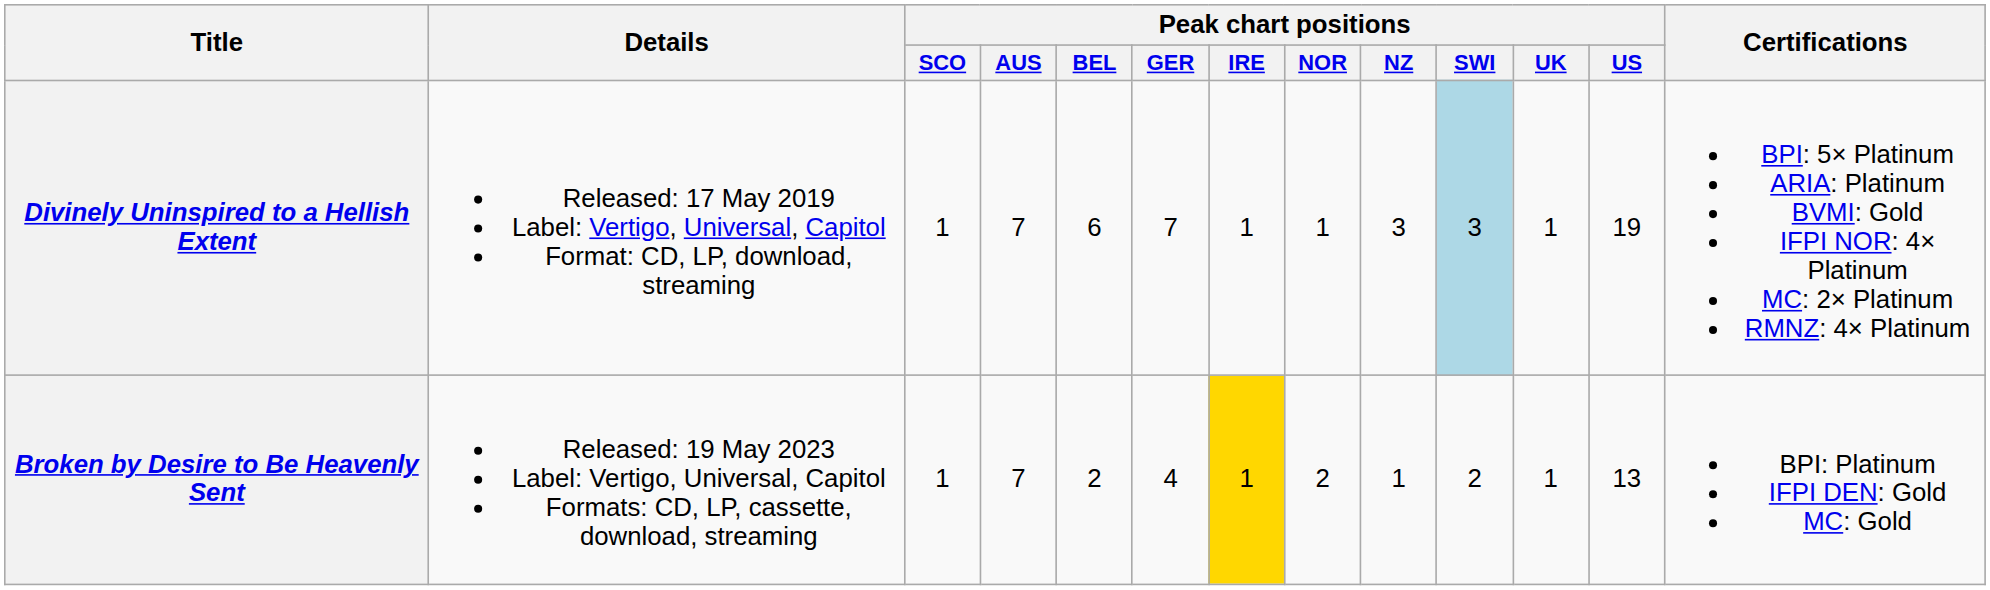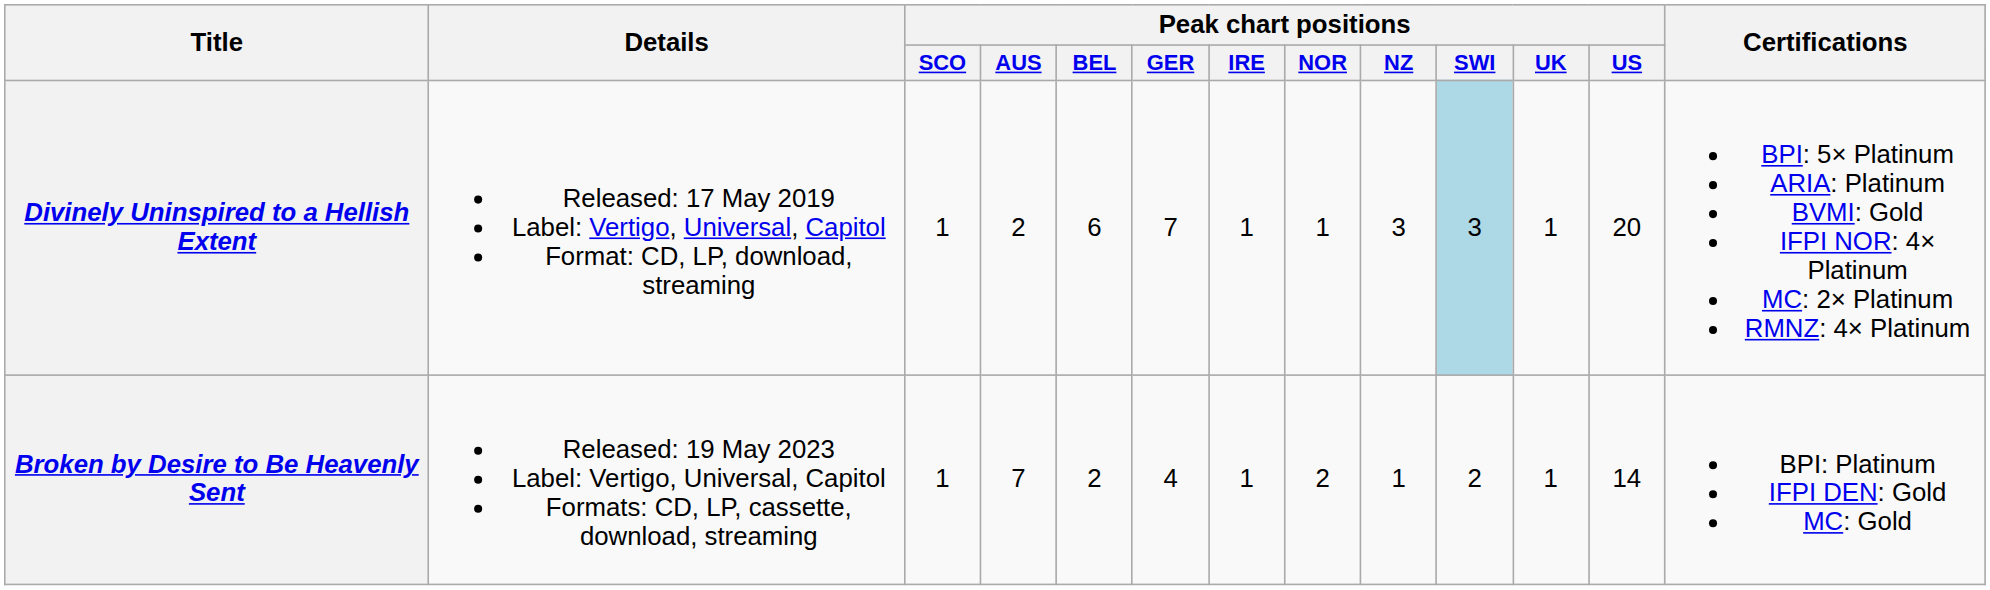(1018, 227) 7 -> (1018, 227) 2
(1627, 227) 19 -> (1627, 227) 20
(1247, 479) gold background -> (1247, 479) no background
(1627, 479) 13 -> (1627, 479) 14
